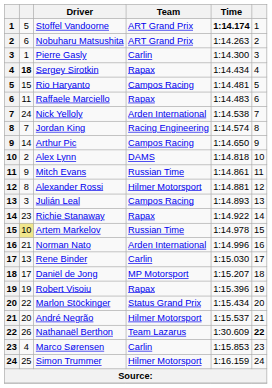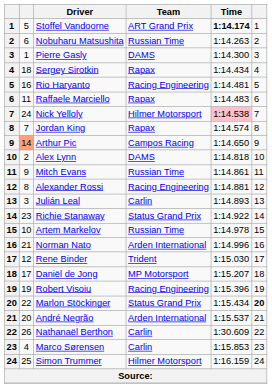(161, 40) ART Grand Prix -> (156, 40) Russian Time
(140, 55) Carlin -> (141, 55) DAMS
(26, 70) bold -> (26, 70) normal
(26, 84) 15 -> (26, 84) 16
(161, 84) Campos Racing -> (168, 84) Racing Engineering
(167, 113) Arden International -> (165, 113) Hilmer Motorsport
(231, 113) no background -> (231, 113) pink background
(168, 128) Racing Engineering -> (141, 128) Rapax
(26, 142) no background -> (26, 142) lightsalmon background
(165, 186) Hilmer Motorsport -> (168, 186) Racing Engineering
(161, 201) Campos Racing -> (140, 201) Carlin
(141, 215) Rapax -> (165, 215) Status Grand Prix
(26, 230) khaki background -> (26, 230) no background
(26, 259) 13 -> (26, 259) 12
(140, 259) Carlin -> (142, 259) Trident
(141, 288) Rapax -> (168, 288) Racing Engineering
(259, 303) normal -> (259, 303) bold
(165, 317) Hilmer Motorsport -> (167, 317) Arden International
(157, 332) Team Lazarus -> (140, 332) Carlin
(259, 332) bold -> (259, 332) normal
